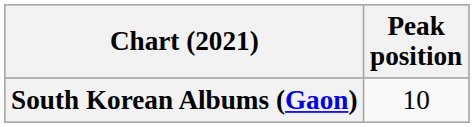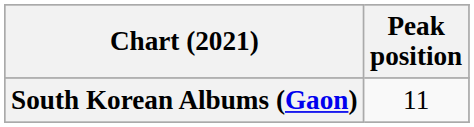(416, 99) 10 -> (416, 99) 11
